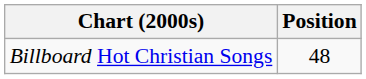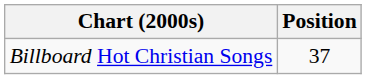(319, 55) 48 -> (319, 55) 37
